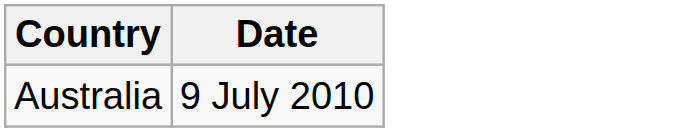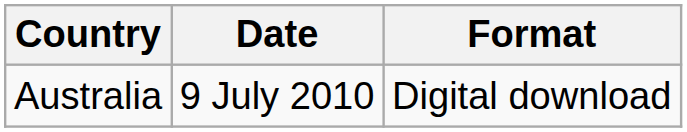+ column: (532, 34)
